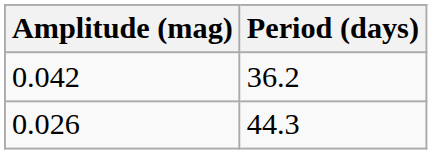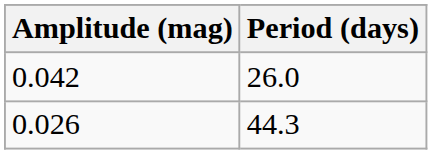(273, 76) 36.2 -> (273, 76) 26.0
